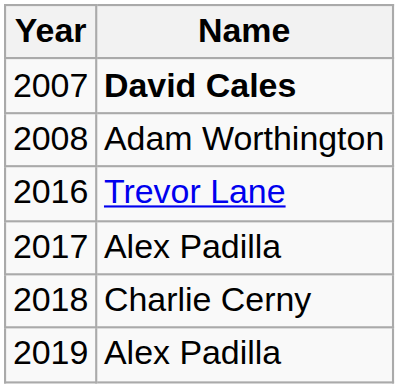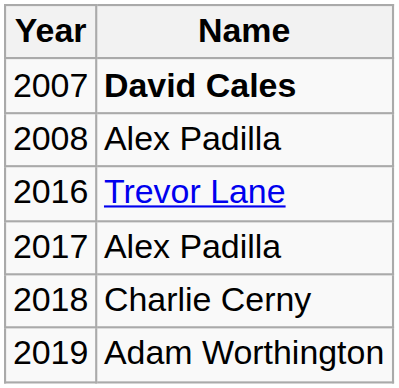(244, 138) Adam Worthington -> (193, 138) Alex Padilla
(193, 354) Alex Padilla -> (244, 354) Adam Worthington
